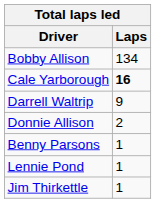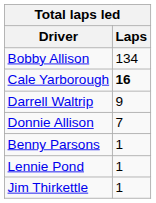(119, 123) 2 -> (119, 123) 7
